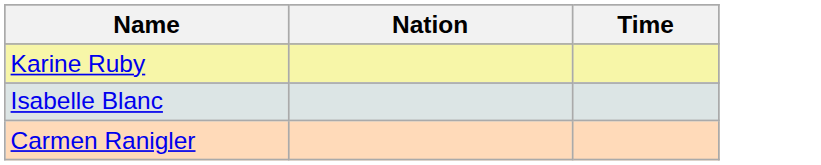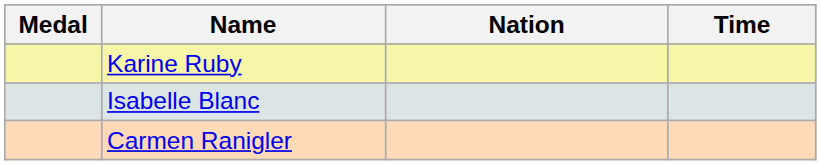+ column: (53, 25)
